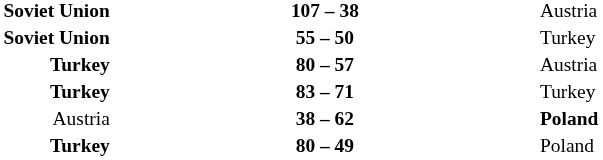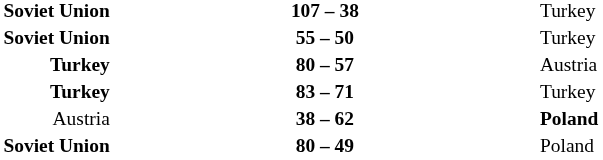(569, 11) Austria -> (568, 11) Turkey
(80, 146) Turkey -> (57, 146) Soviet Union
